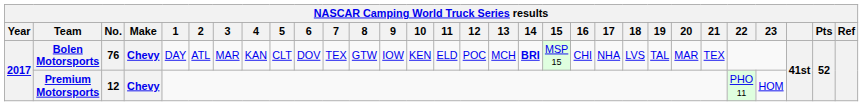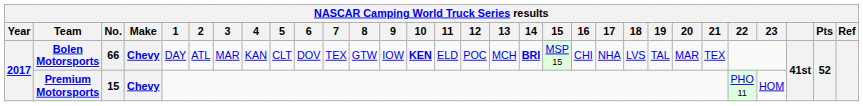(113, 55) 76 -> (113, 55) 66
(420, 55) normal -> (420, 55) bold
(113, 86) 12 -> (113, 86) 15
